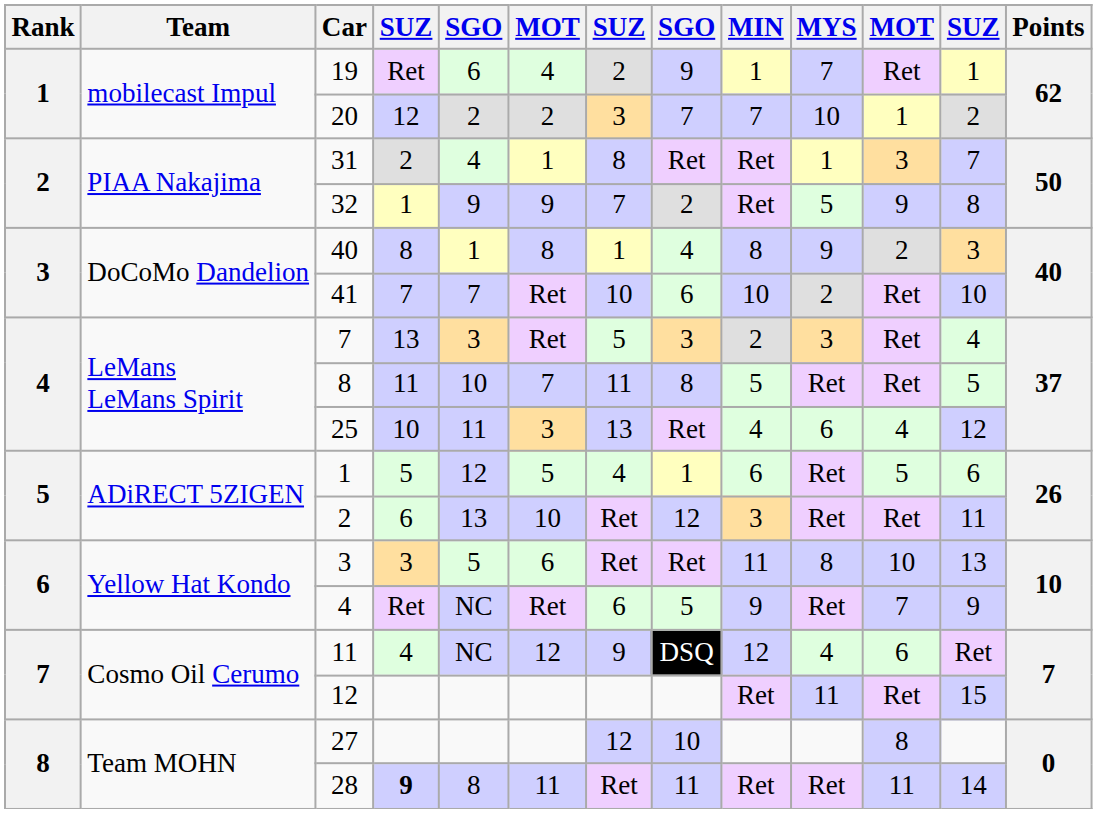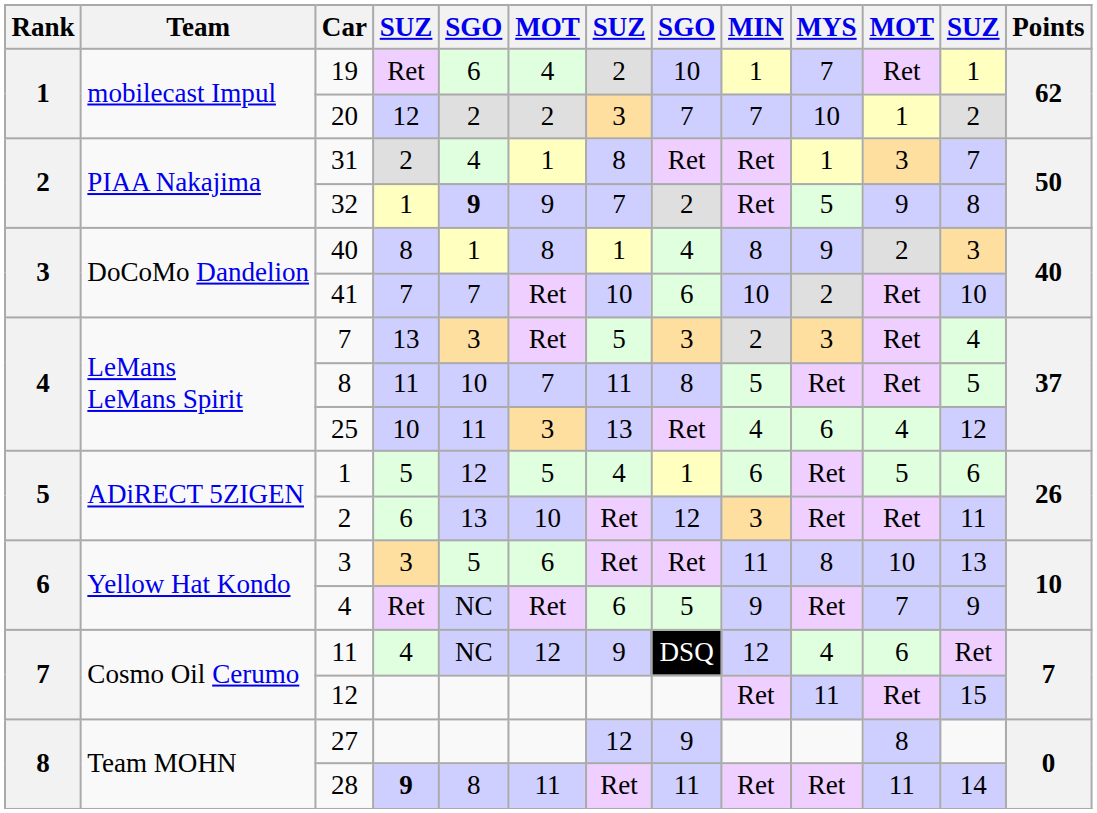(687, 71) 9 -> (687, 71) 10
(474, 205) normal -> (474, 205) bold
(687, 740) 10 -> (687, 740) 9
